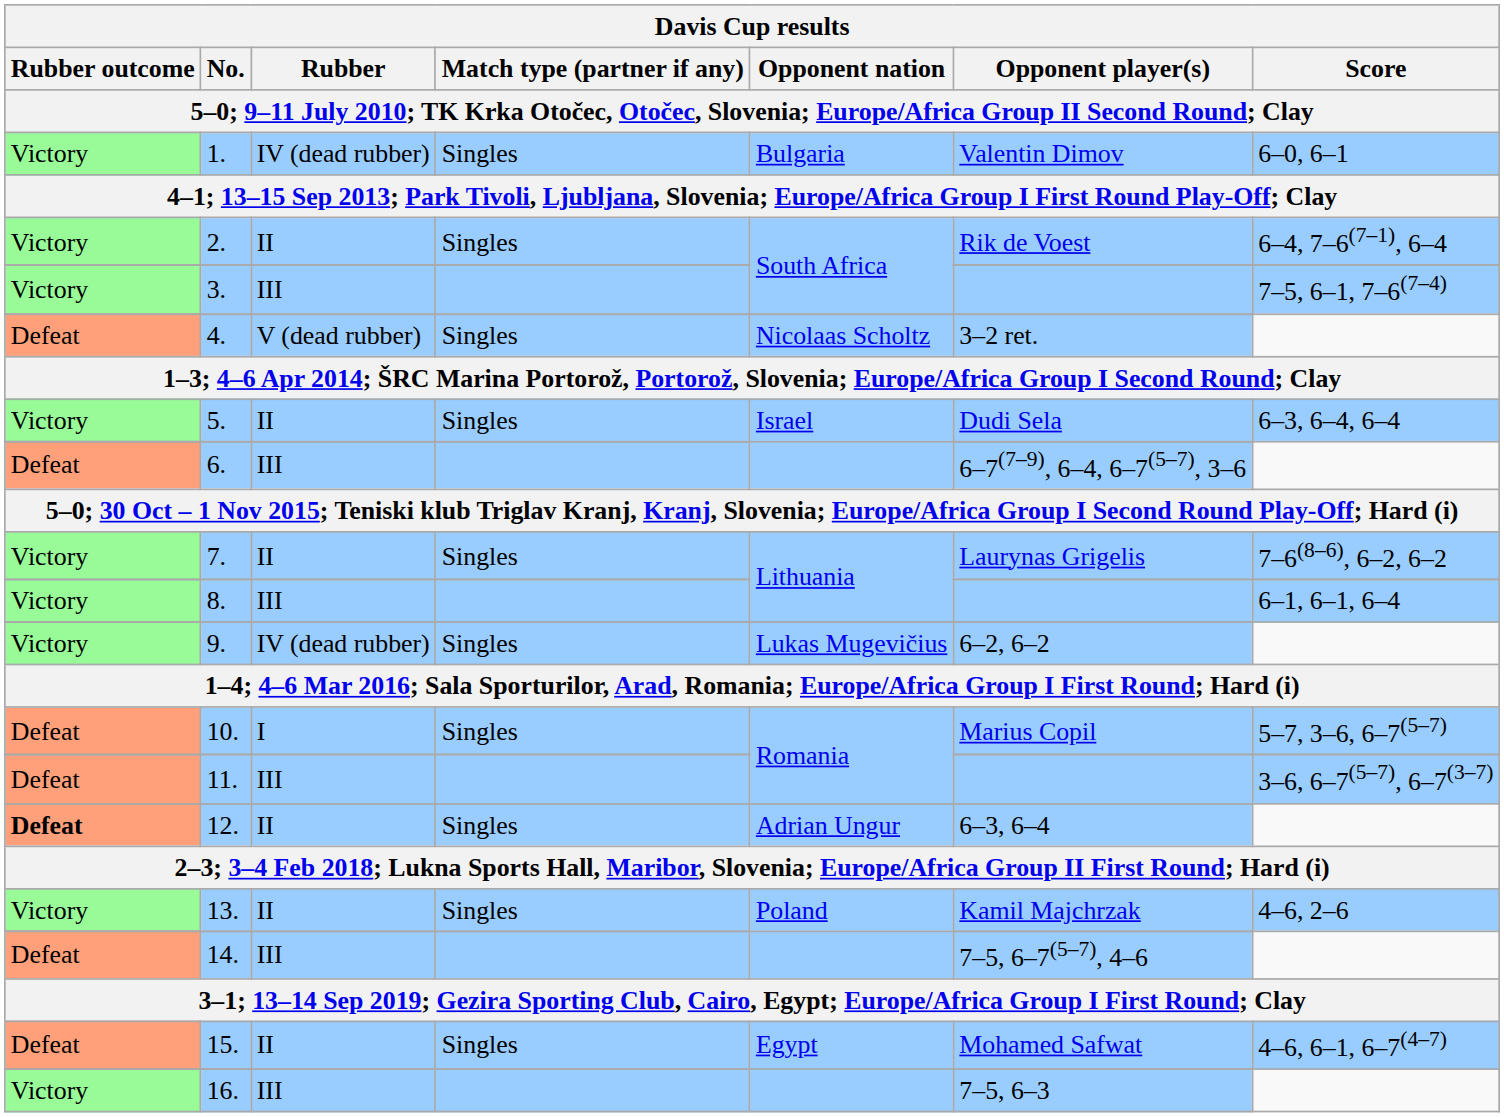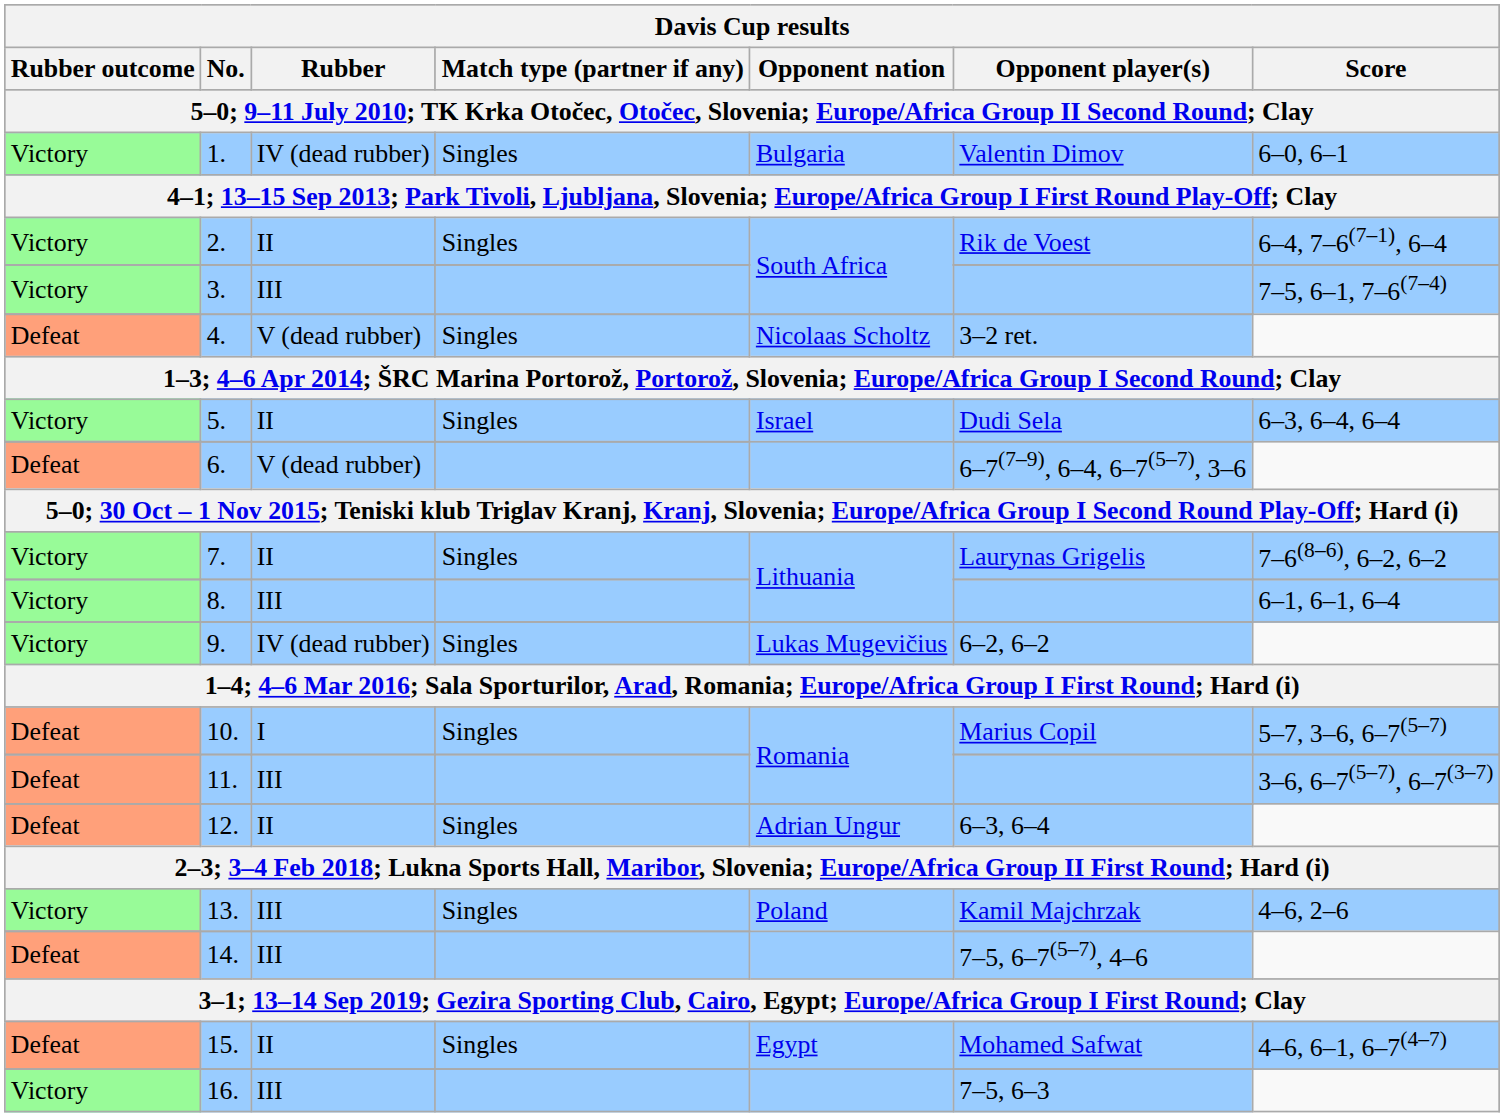(270, 465) III -> (339, 465) V (dead rubber)
(47, 824) bold -> (45, 824) normal
(265, 909) II -> (270, 909) III
